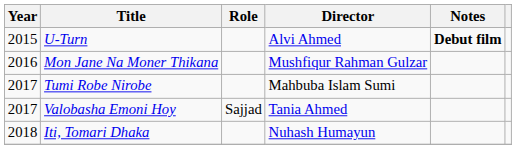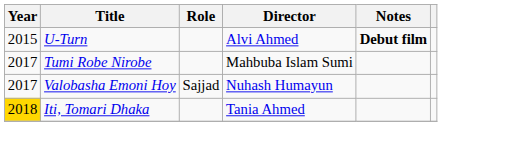- row: (131, 62)
(308, 109) Tania Ahmed -> (279, 86) Nuhash Humayun
(23, 132) no background -> (23, 109) gold background
(322, 132) Nuhash Humayun -> (265, 109) Tania Ahmed
